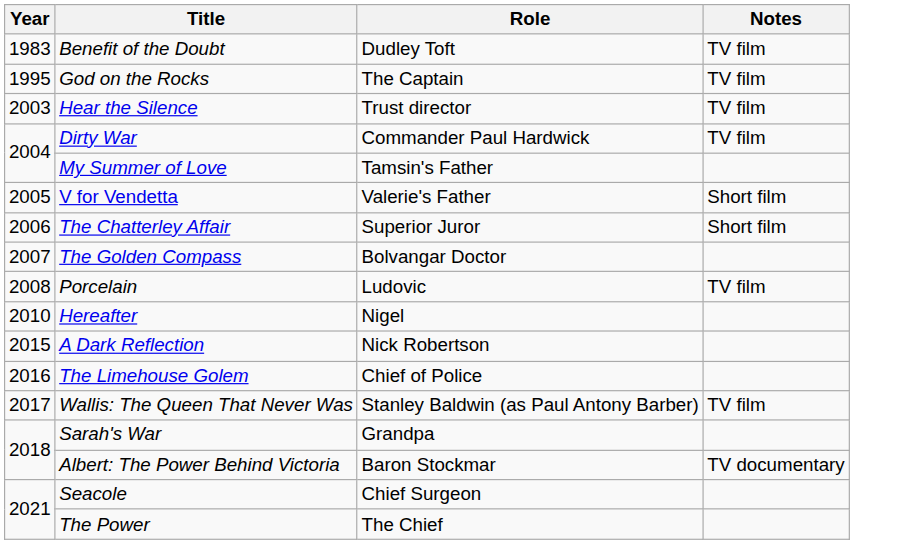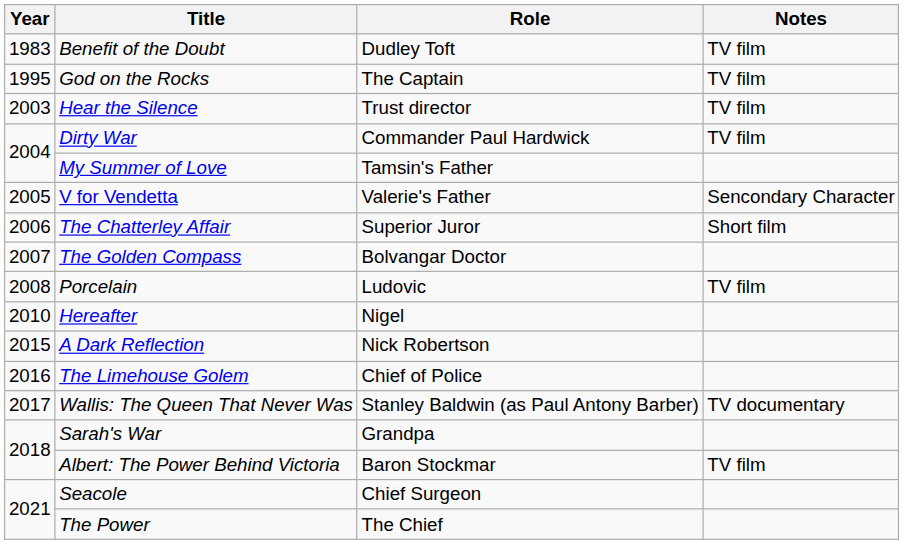(747, 197) Short film -> (801, 197) Sencondary Character
(736, 405) TV film -> (776, 405) TV documentary
(776, 464) TV documentary -> (736, 464) TV film
